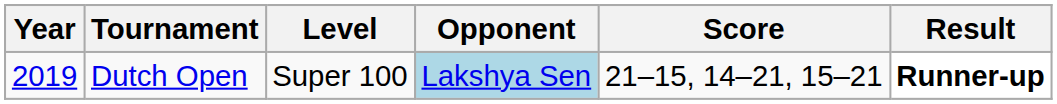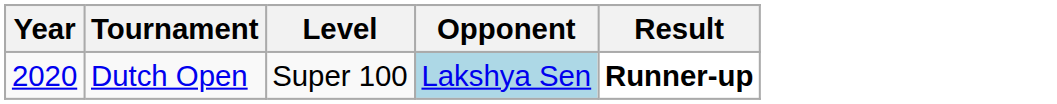- column: (744, 29)
(45, 75) 2019 -> (45, 75) 2020
